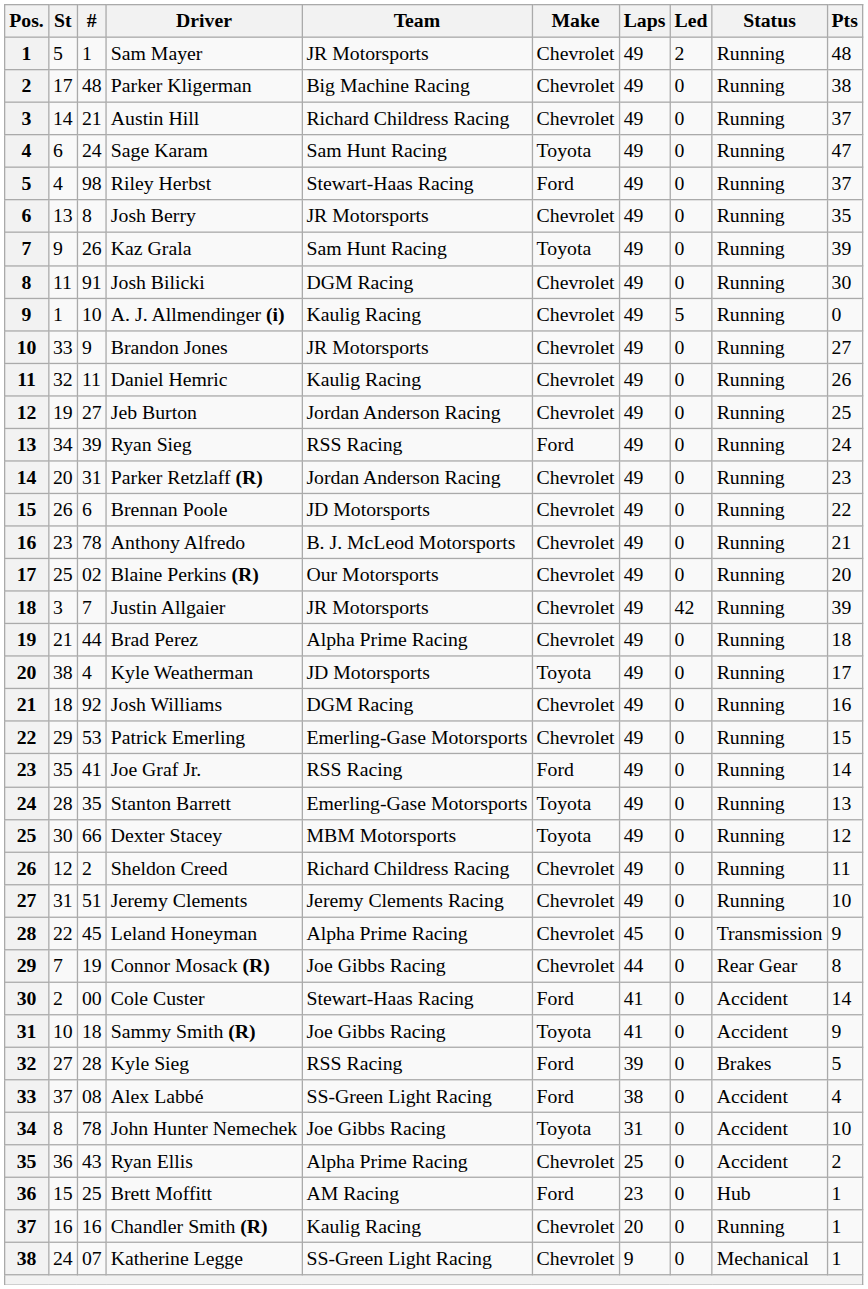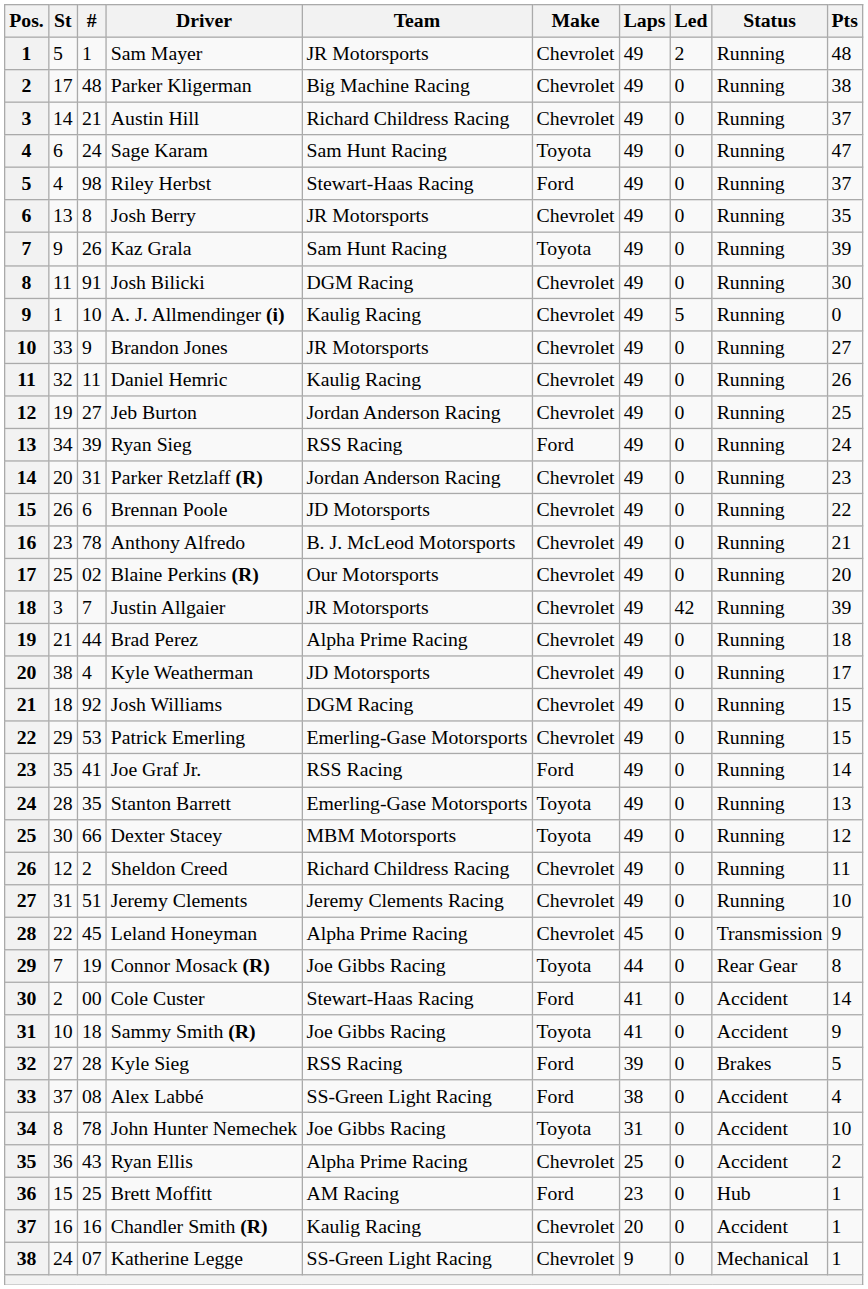(564, 672) Toyota -> (576, 672) Chevrolet
(841, 705) 16 -> (841, 705) 15
(576, 965) Chevrolet -> (564, 965) Toyota
(751, 1226) Running -> (752, 1226) Accident
